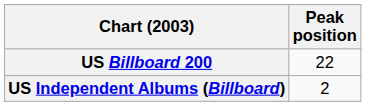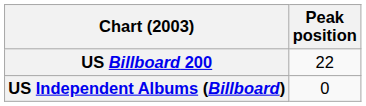(325, 88) 2 -> (325, 88) 0
